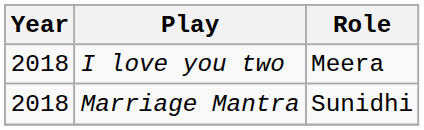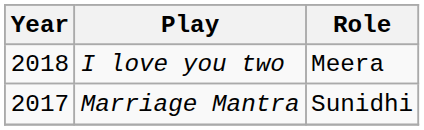(40, 104) 2018 -> (40, 104) 2017
